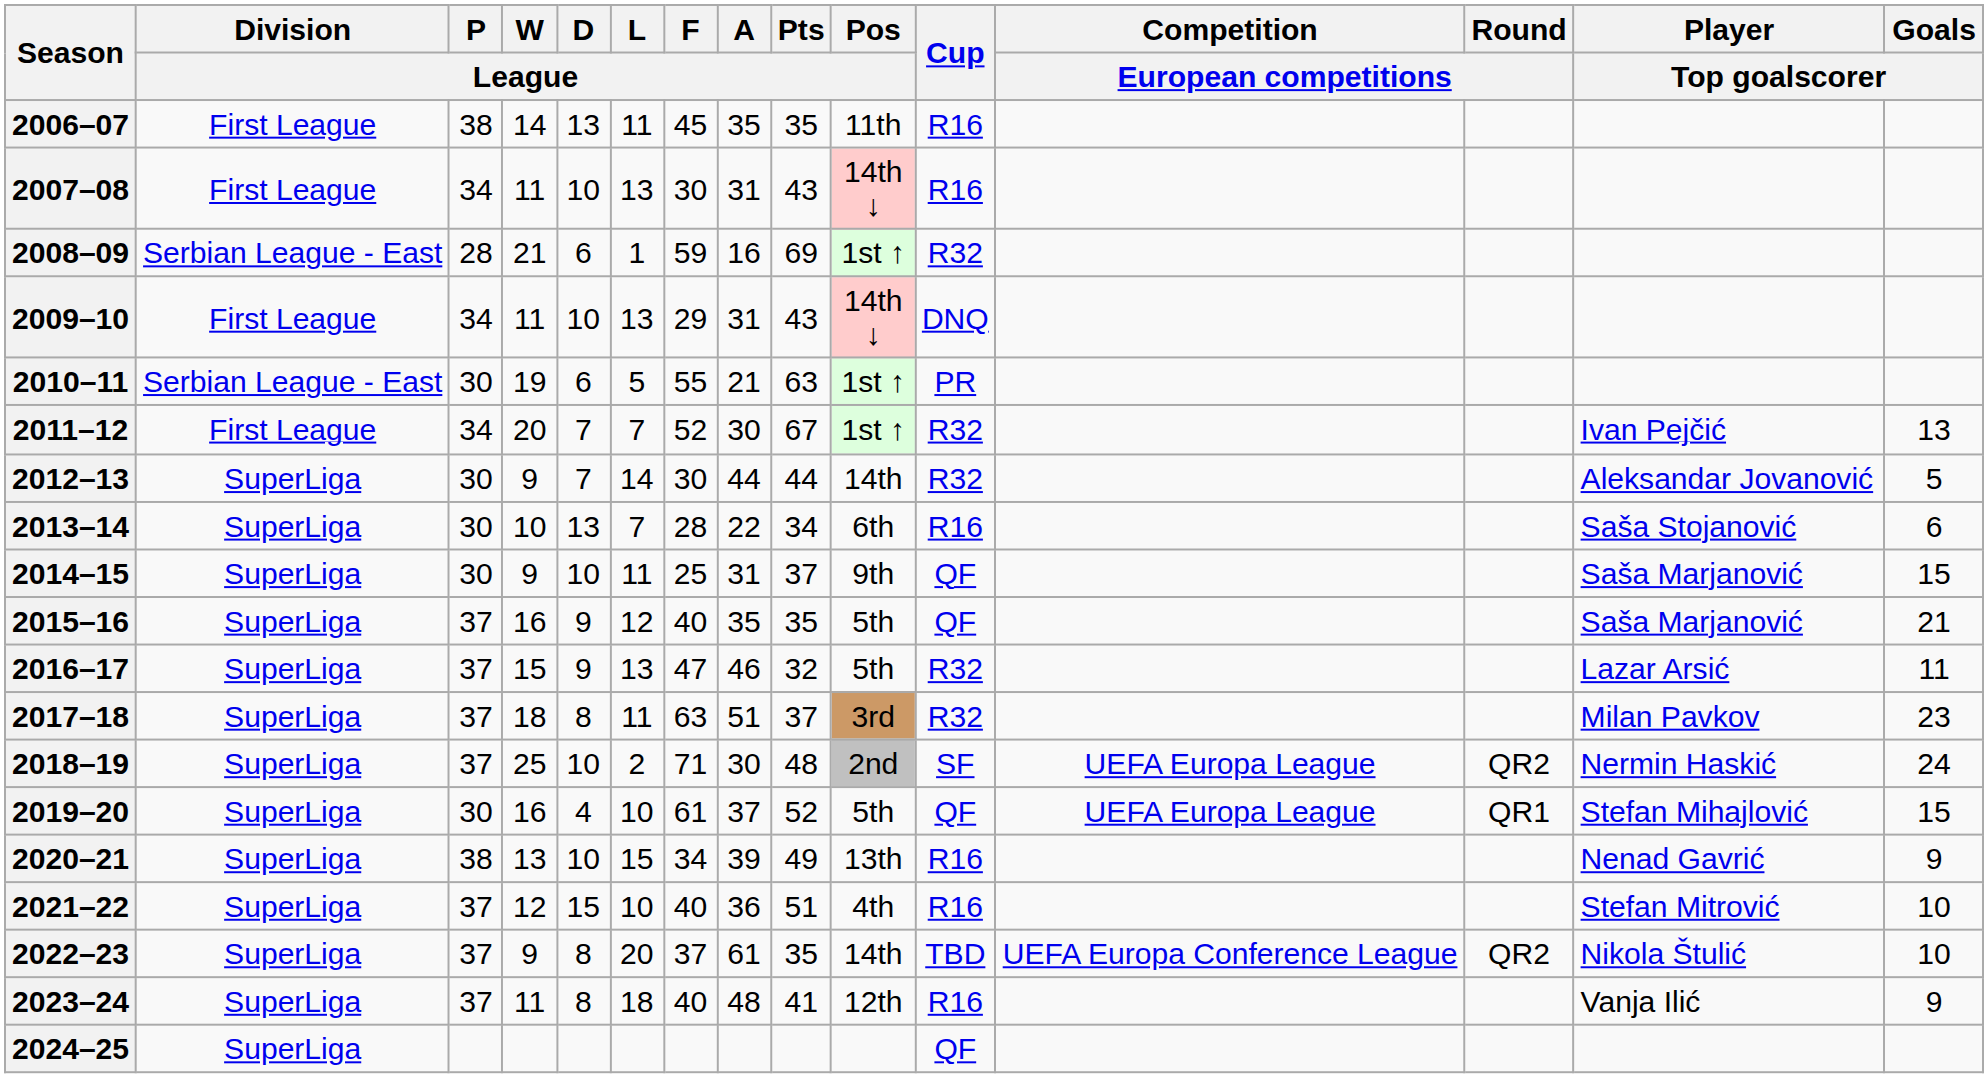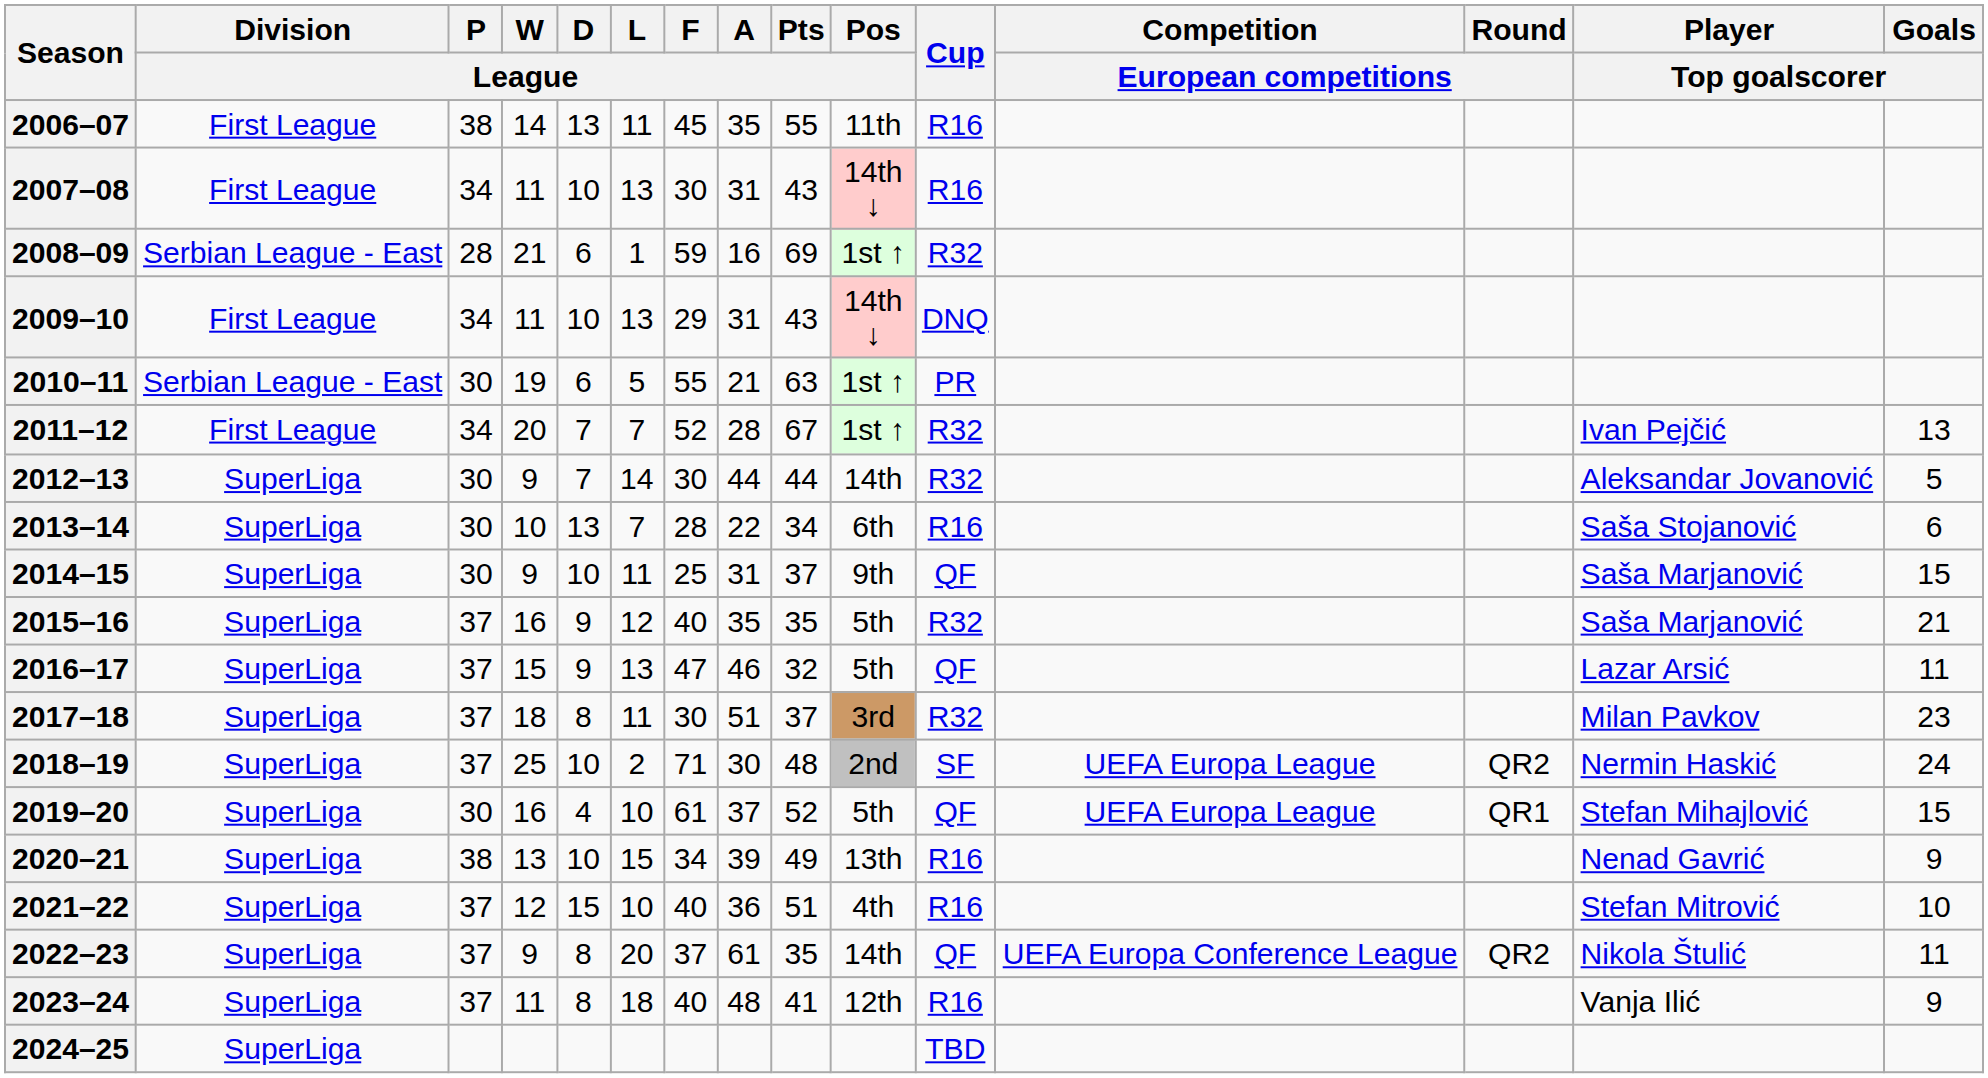(801, 124) 35 -> (801, 124) 55
(744, 430) 30 -> (744, 430) 28
(955, 620) QF -> (955, 620) R32
(955, 668) R32 -> (955, 668) QF
(690, 716) 63 -> (690, 716) 30
(955, 954) TBD -> (955, 954) QF
(1934, 954) 10 -> (1934, 954) 11
(955, 1049) QF -> (955, 1049) TBD
